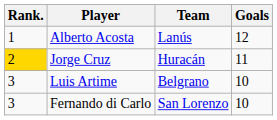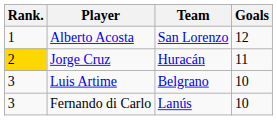(175, 37) Lanús -> (193, 37) San Lorenzo
(193, 103) San Lorenzo -> (175, 103) Lanús
